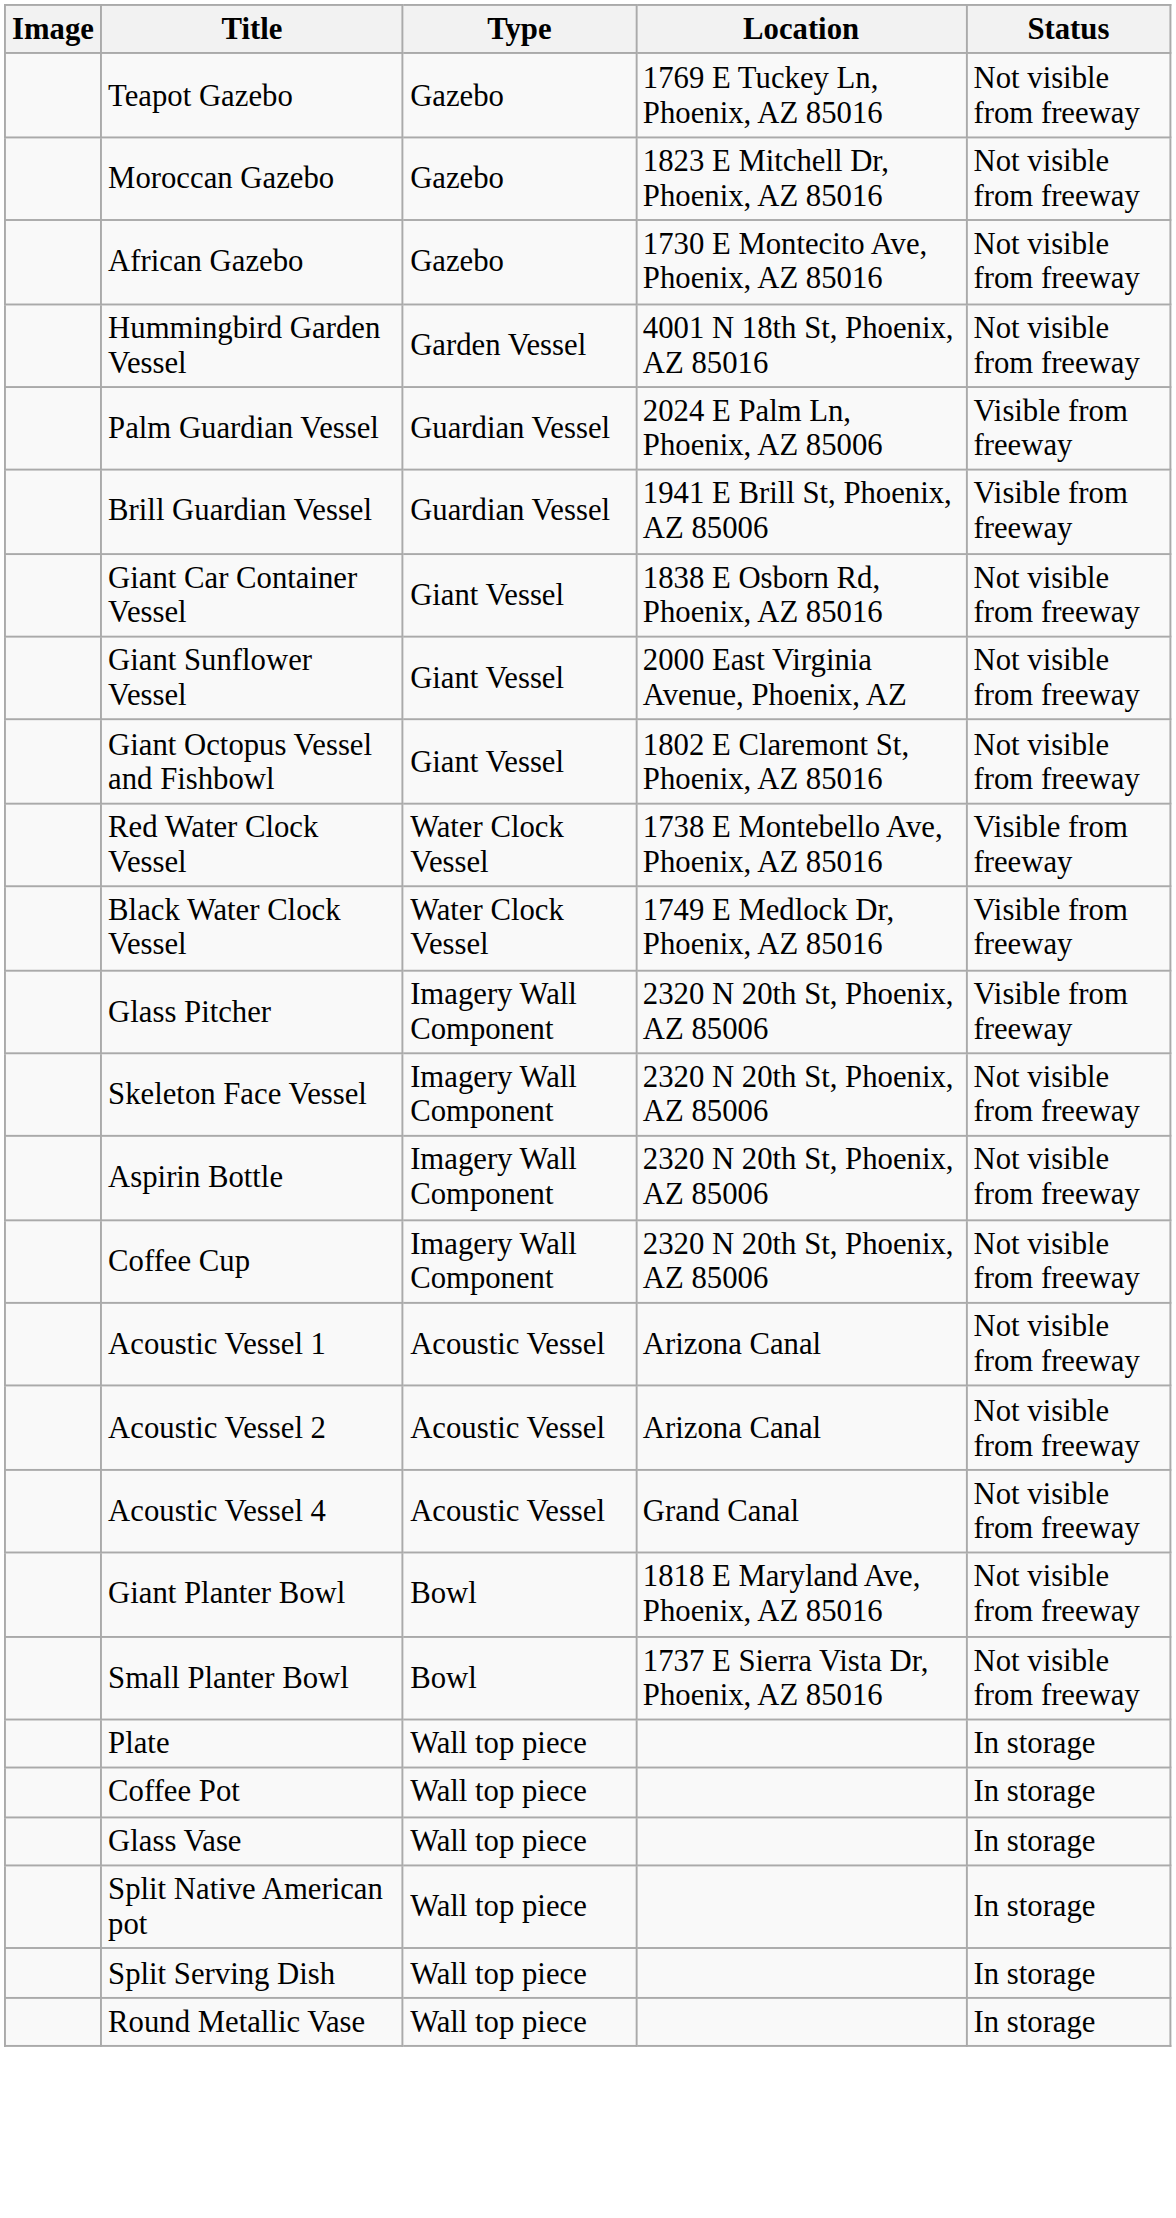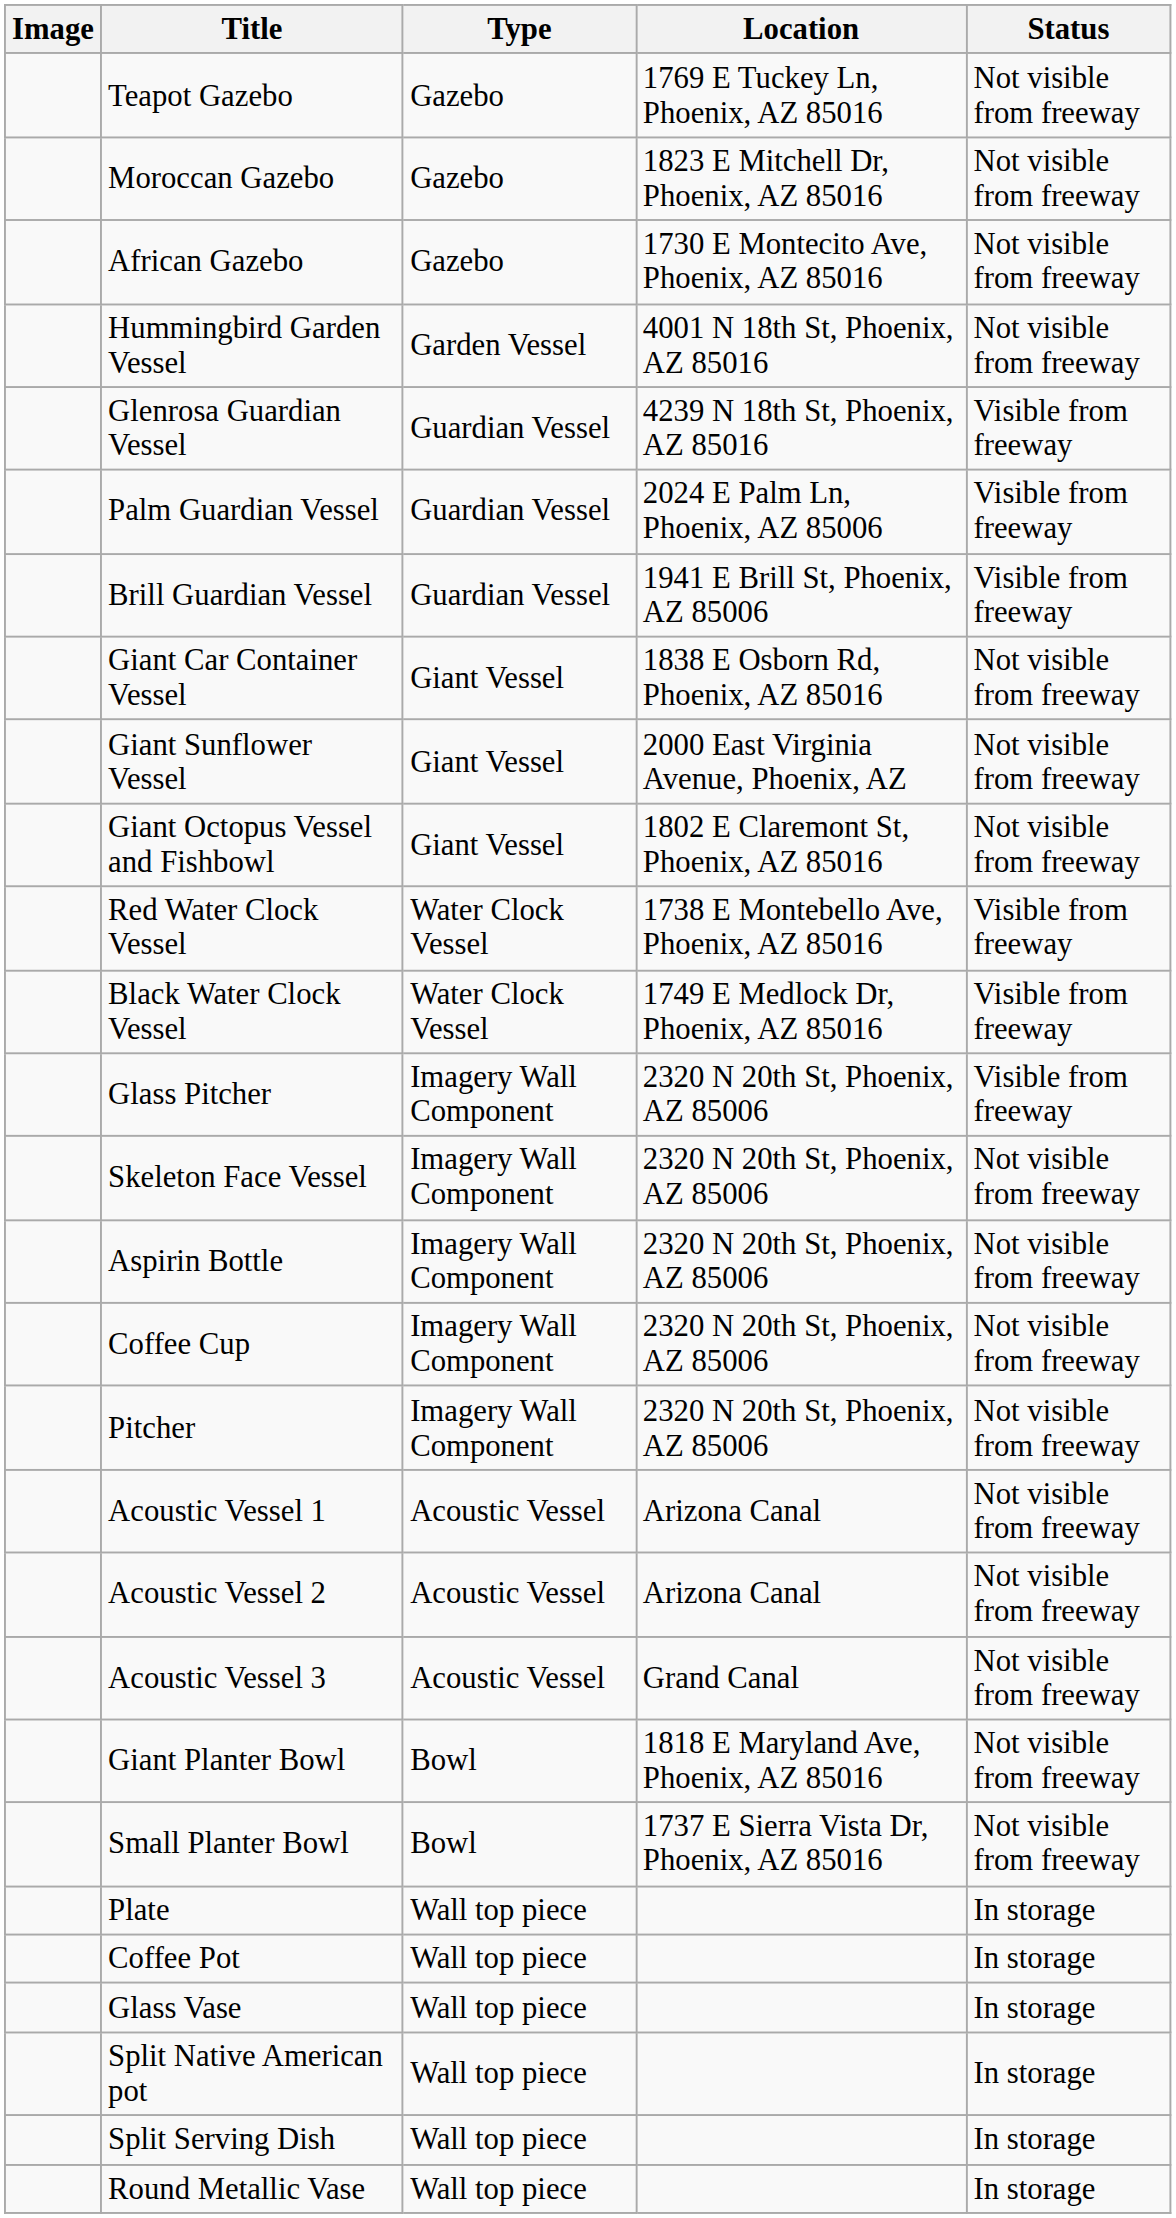+ row: (225, 427)
+ row: (152, 1427)
+ row: (217, 1677)
- row: (217, 1510)
